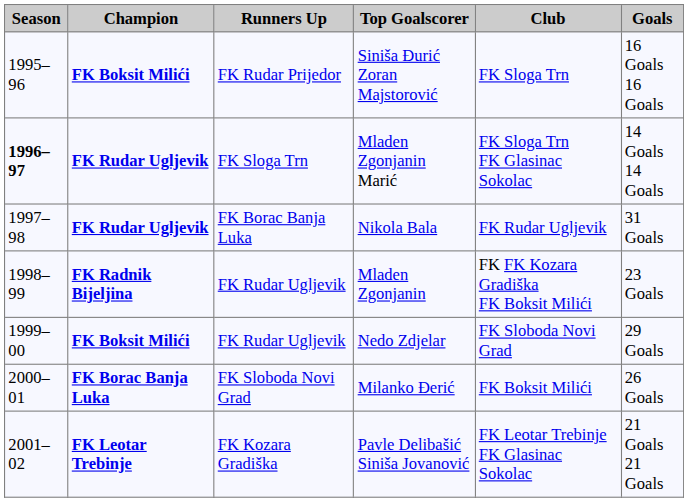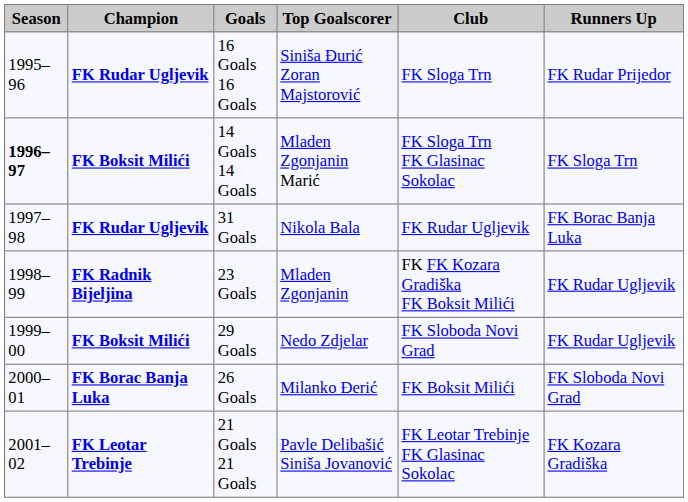columns swapped: (284, 18) <-> (652, 18)
(131, 74) FK Boksit Milići -> (140, 74) FK Rudar Ugljevik
(140, 160) FK Rudar Ugljevik -> (131, 160) FK Boksit Milići
